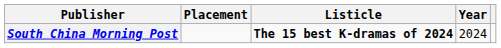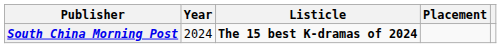columns swapped: (473, 14) <-> (216, 14)
